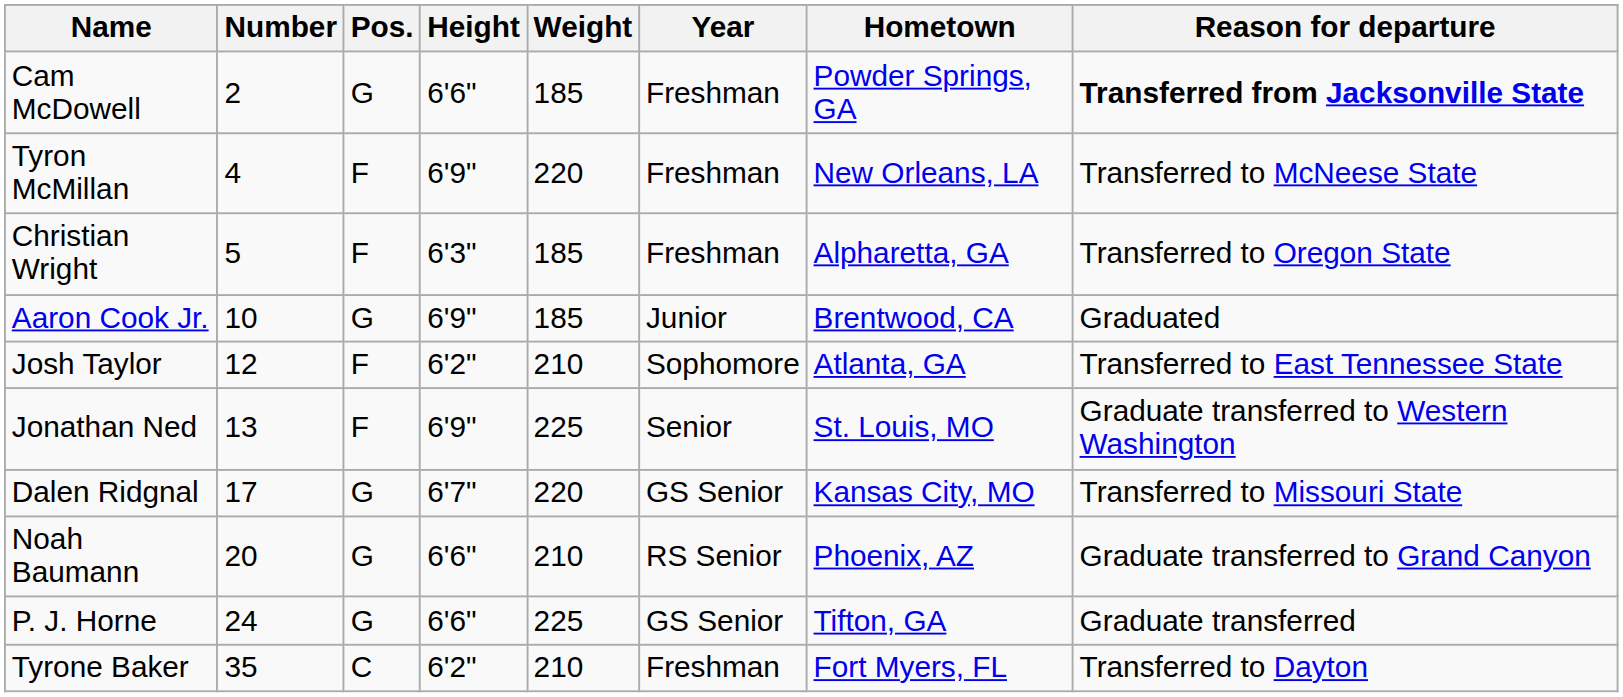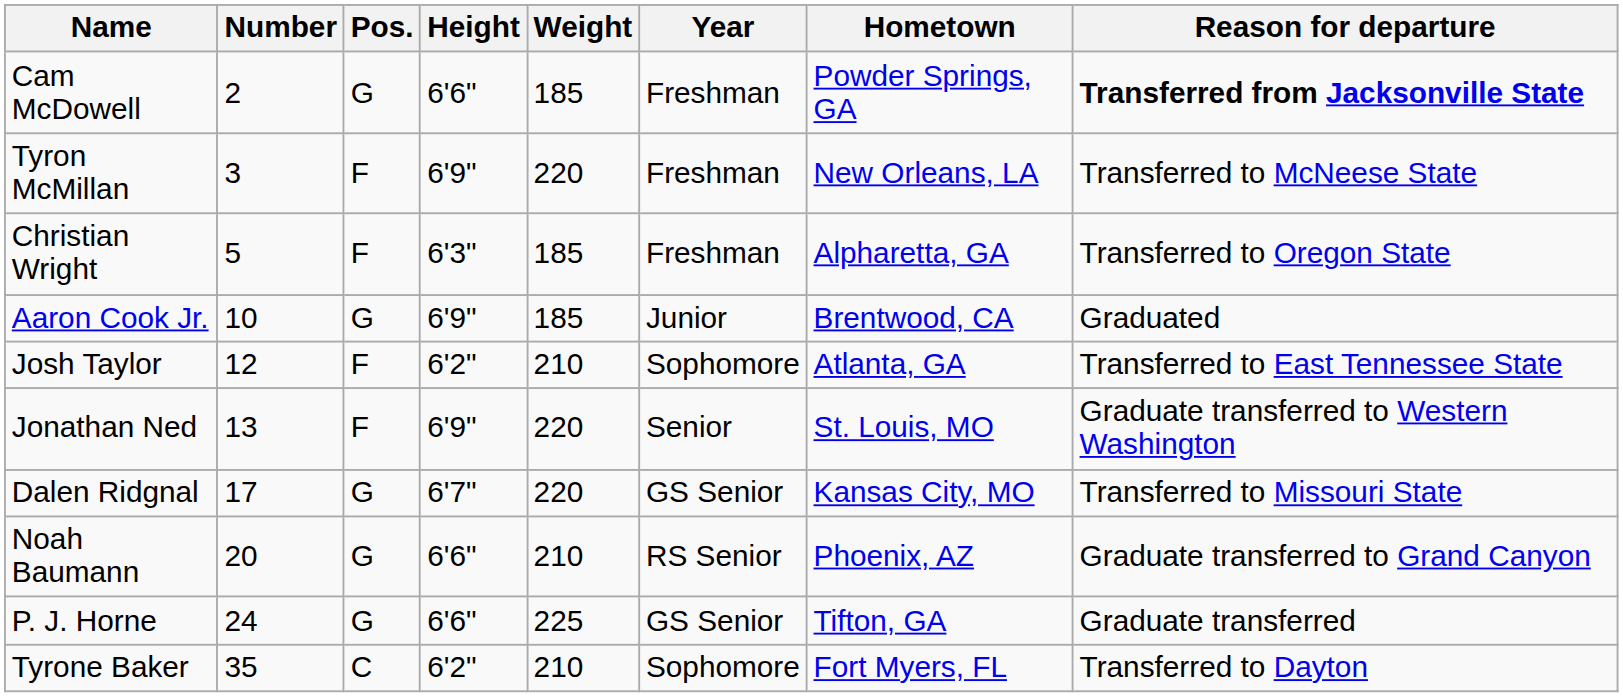(233, 172) 4 -> (233, 172) 3
(558, 428) 225 -> (558, 428) 220
(713, 667) Freshman -> (723, 667) Sophomore
